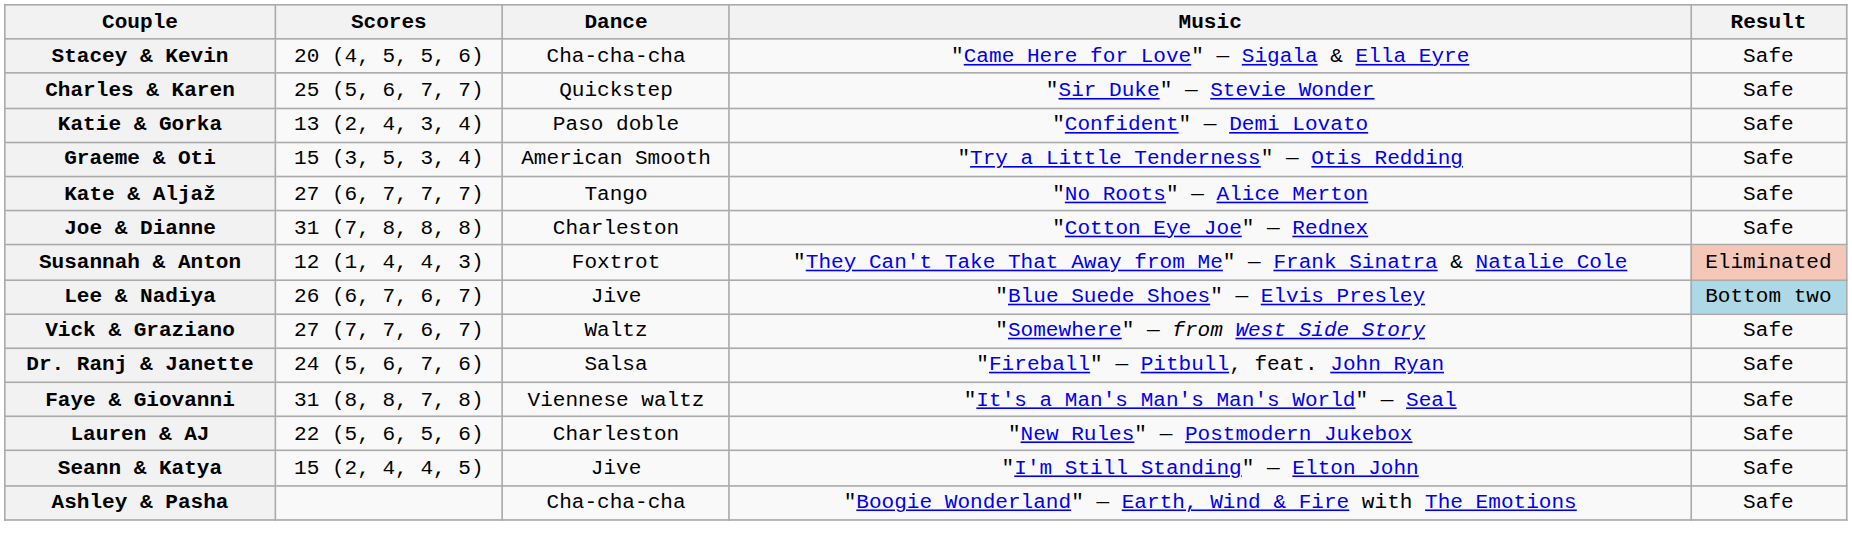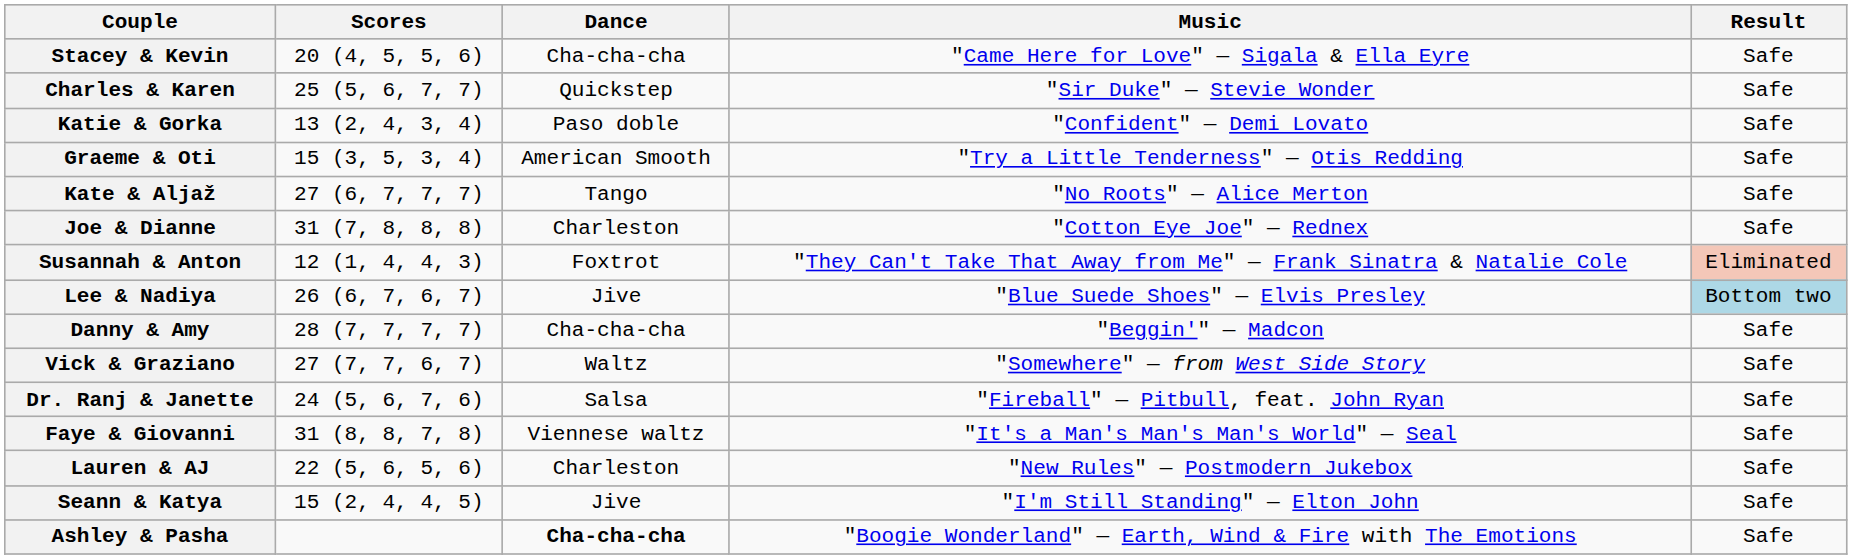+ row: (140, 331)
(616, 503) normal -> (616, 537) bold
